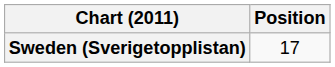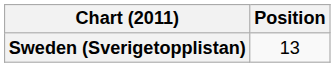(290, 47) 17 -> (290, 47) 13
